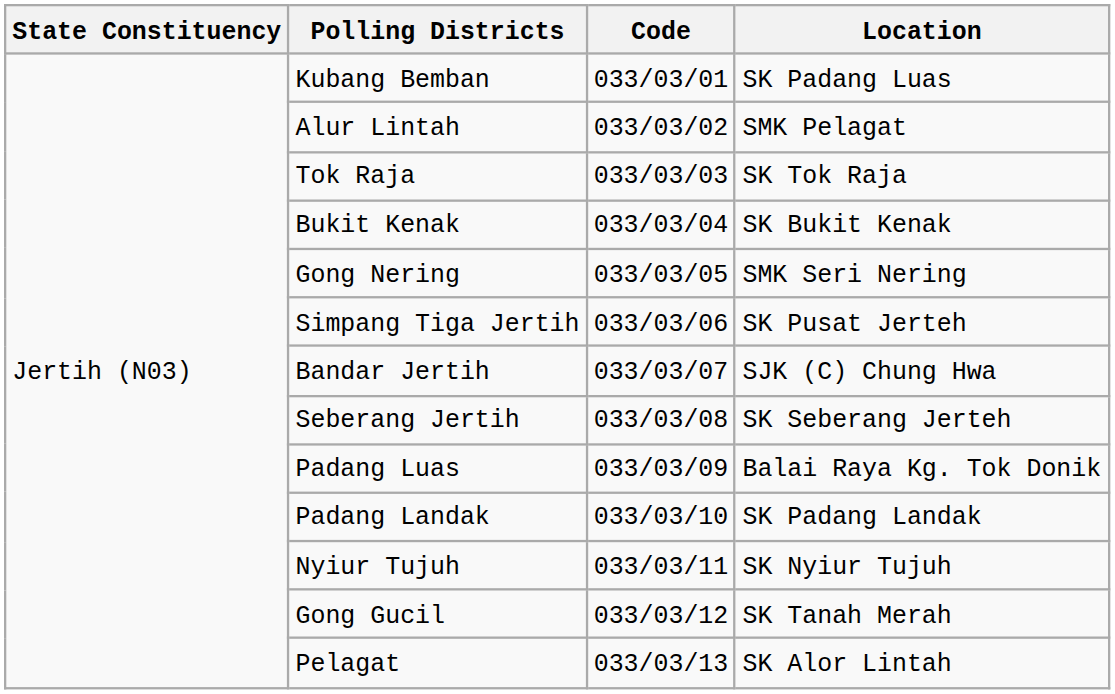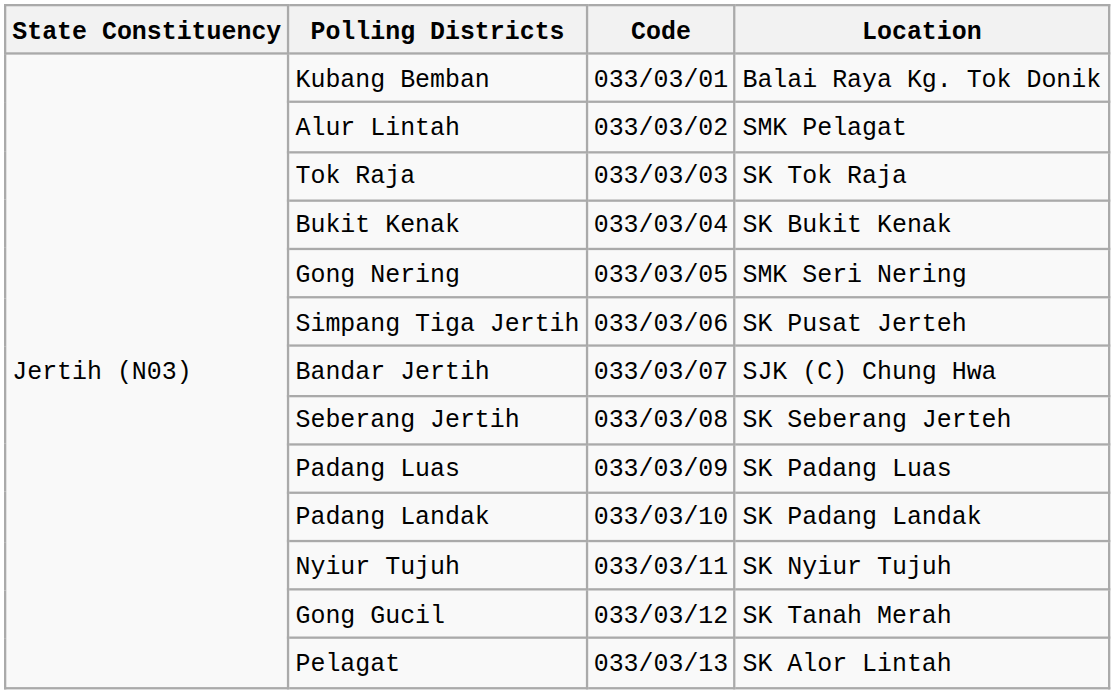(847, 79) SK Padang Luas -> (922, 79) Balai Raya Kg. Tok Donik
(922, 469) Balai Raya Kg. Tok Donik -> (847, 469) SK Padang Luas
